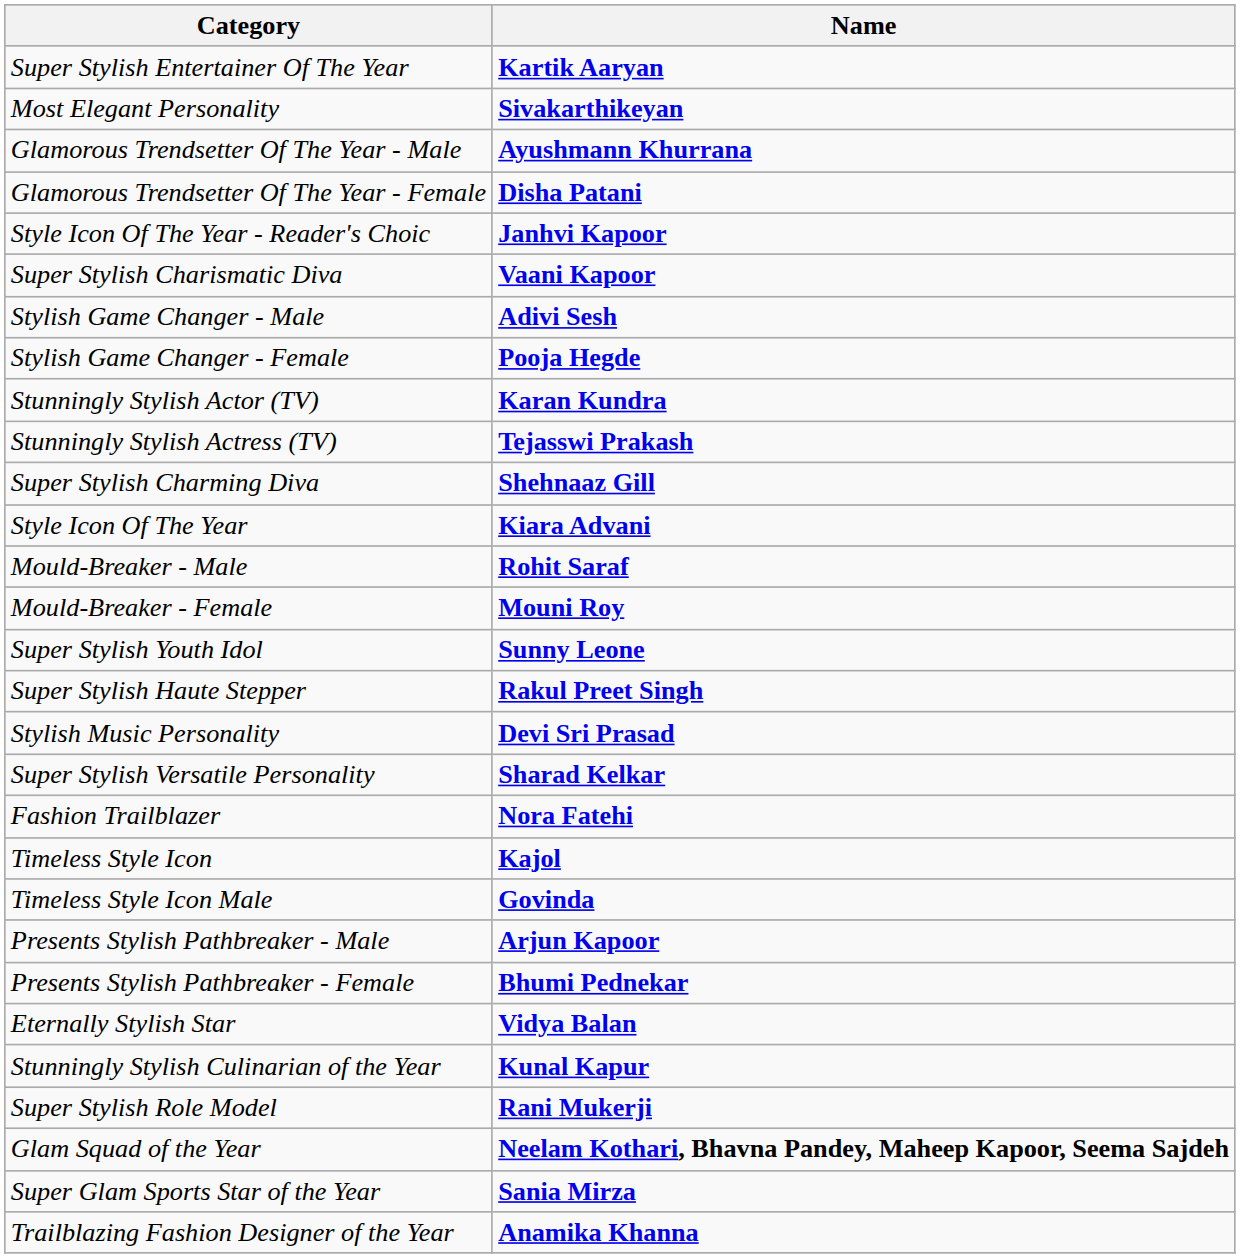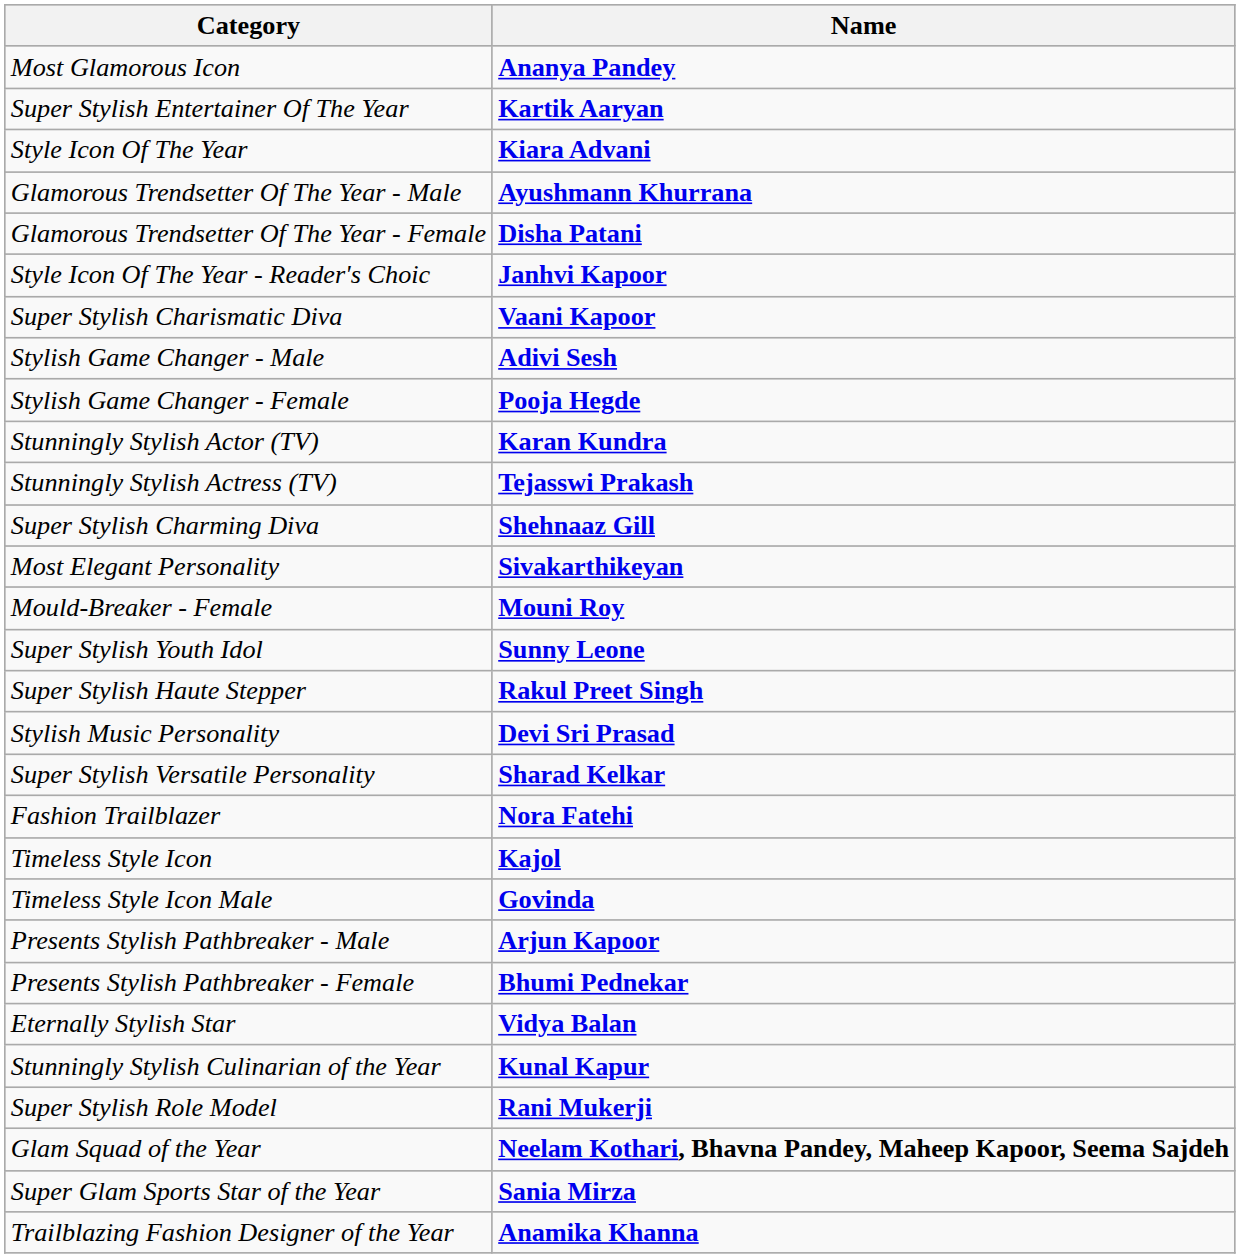+ row: (126, 66)
rows swapped: (129, 524) <-> (145, 108)
- row: (129, 566)
